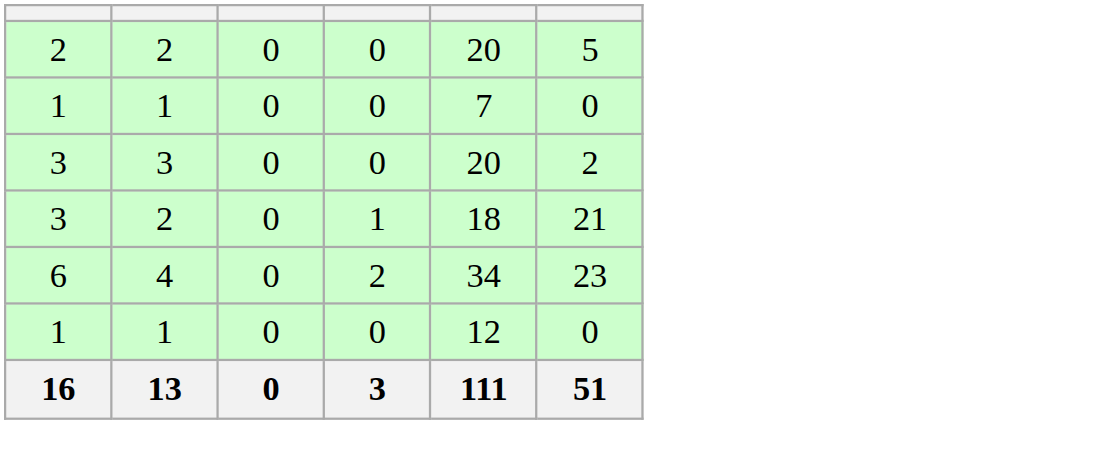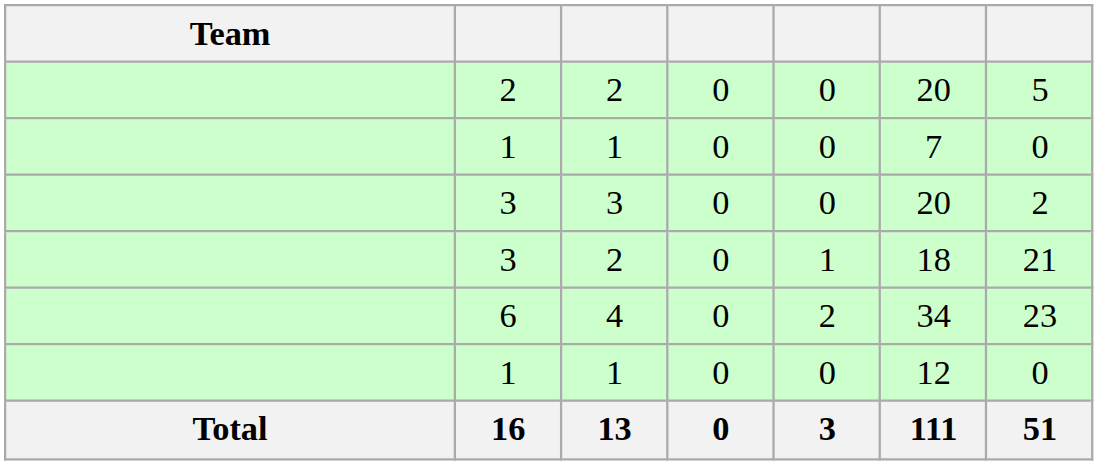+ column: (230, 33)
